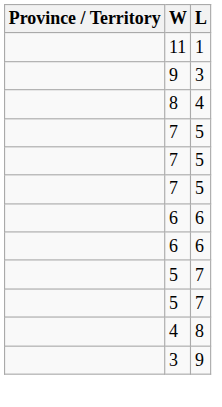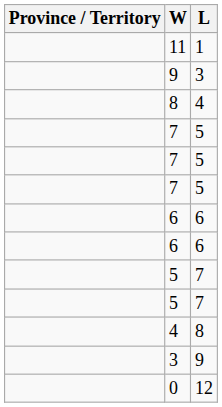+ row: (173, 388)
